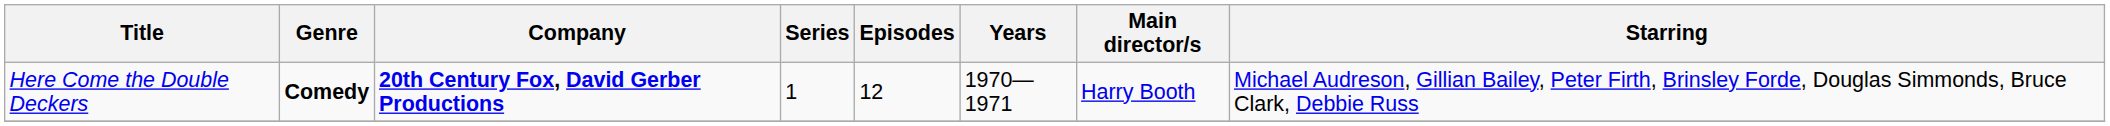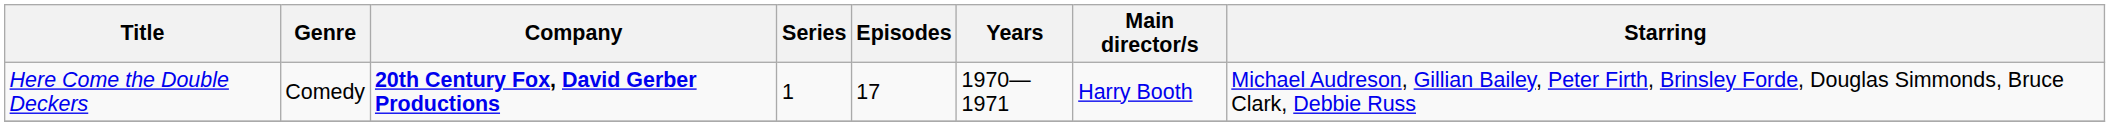(327, 91) bold -> (325, 91) normal
(871, 91) 12 -> (868, 91) 17
